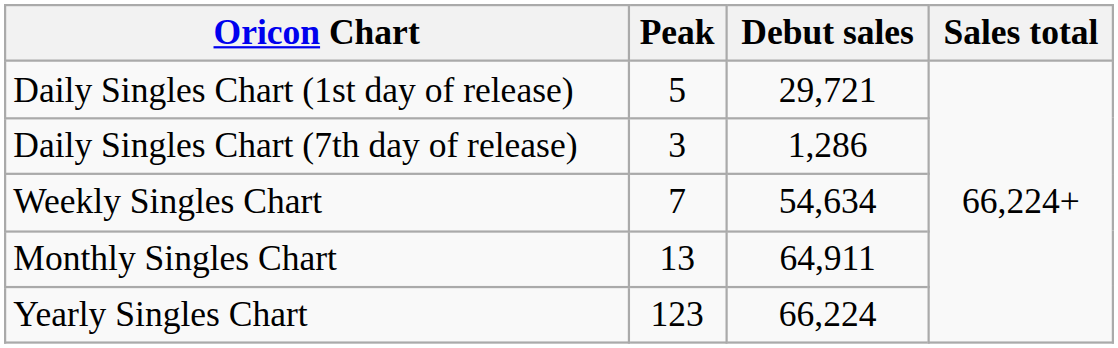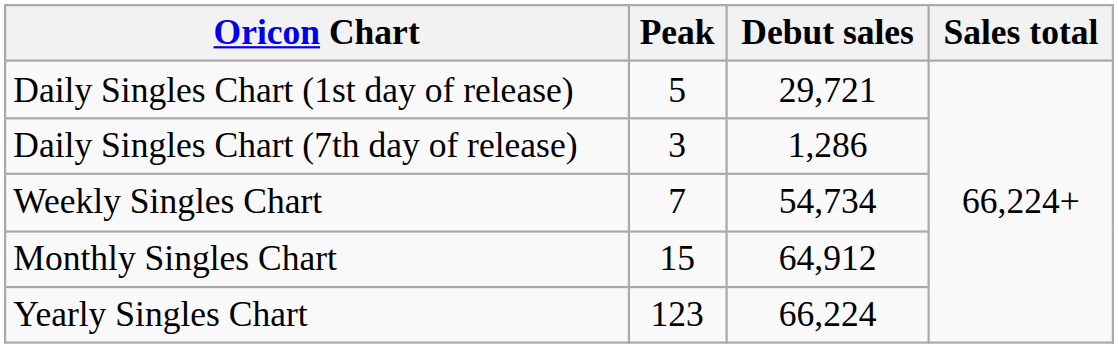(828, 201) 54,634 -> (828, 201) 54,734
(677, 257) 13 -> (677, 257) 15
(828, 257) 64,911 -> (828, 257) 64,912
